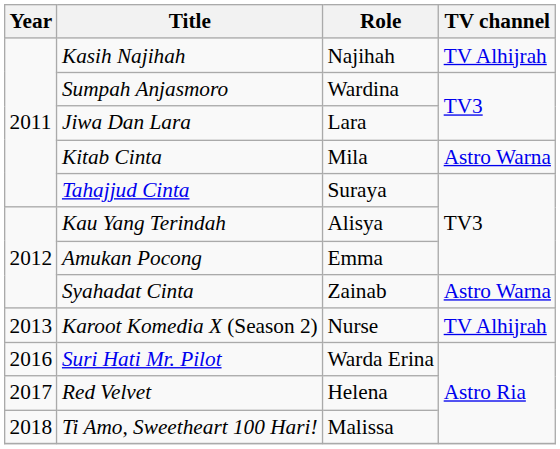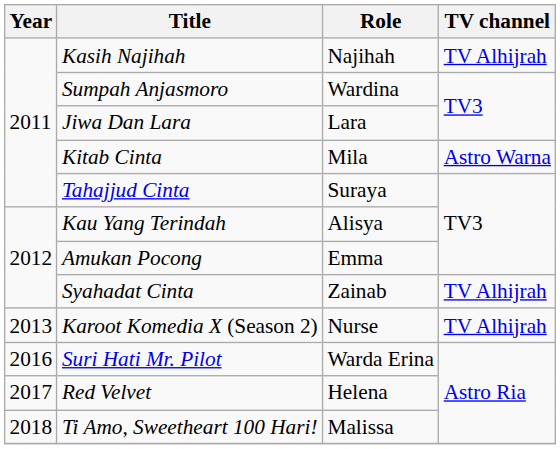(497, 291) Astro Warna -> (495, 291) TV Alhijrah
